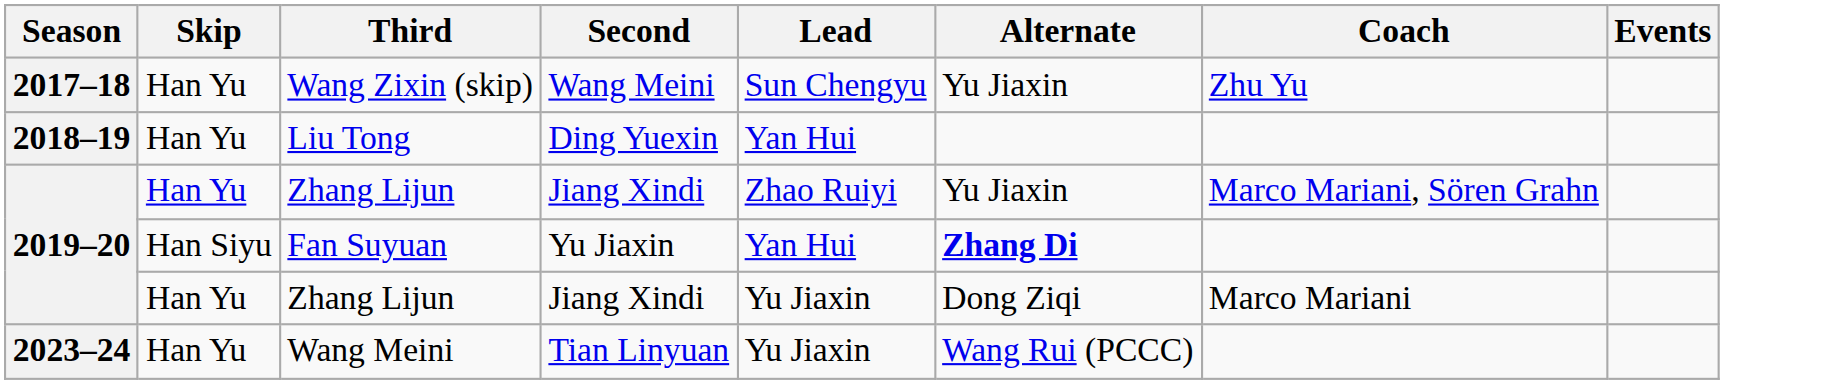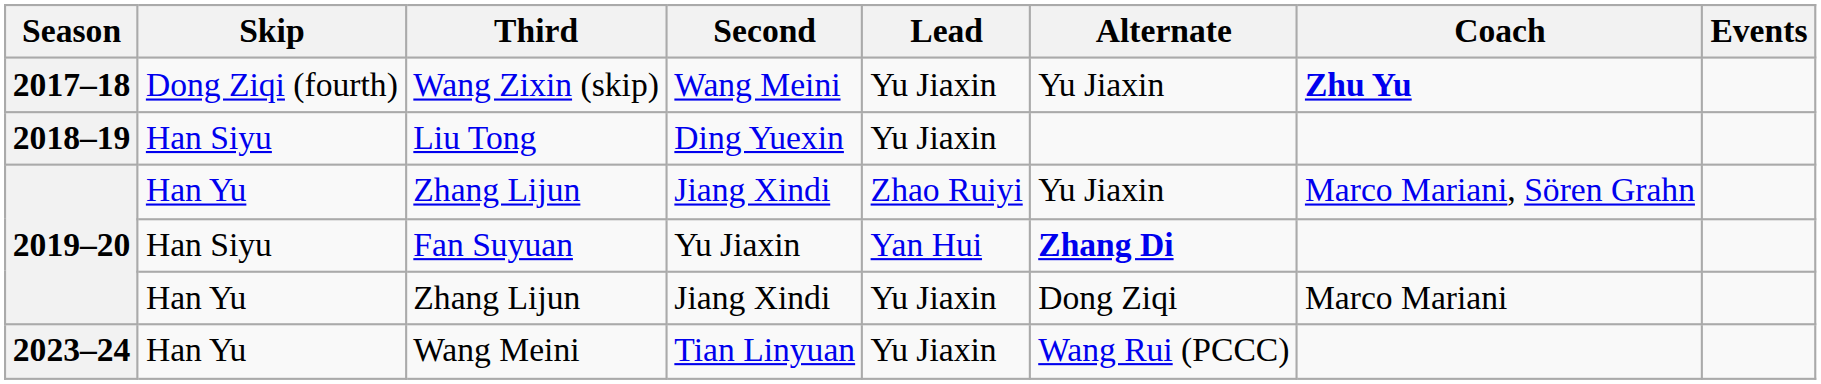(196, 84) Han Yu -> (272, 84) Dong Ziqi (fourth)
(836, 84) Sun Chengyu -> (934, 84) Yu Jiaxin
(1258, 84) normal -> (1358, 84) bold
(196, 137) Han Yu -> (209, 137) Han Siyu
(800, 137) Yan Hui -> (934, 137) Yu Jiaxin
